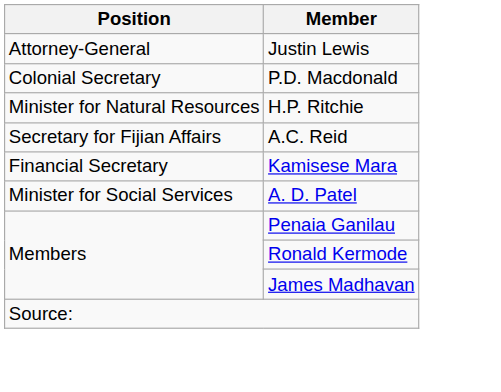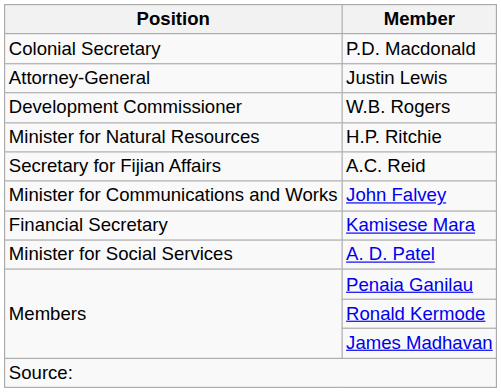rows swapped: (319, 48) <-> (333, 78)
+ row: (398, 107)
+ row: (396, 195)
